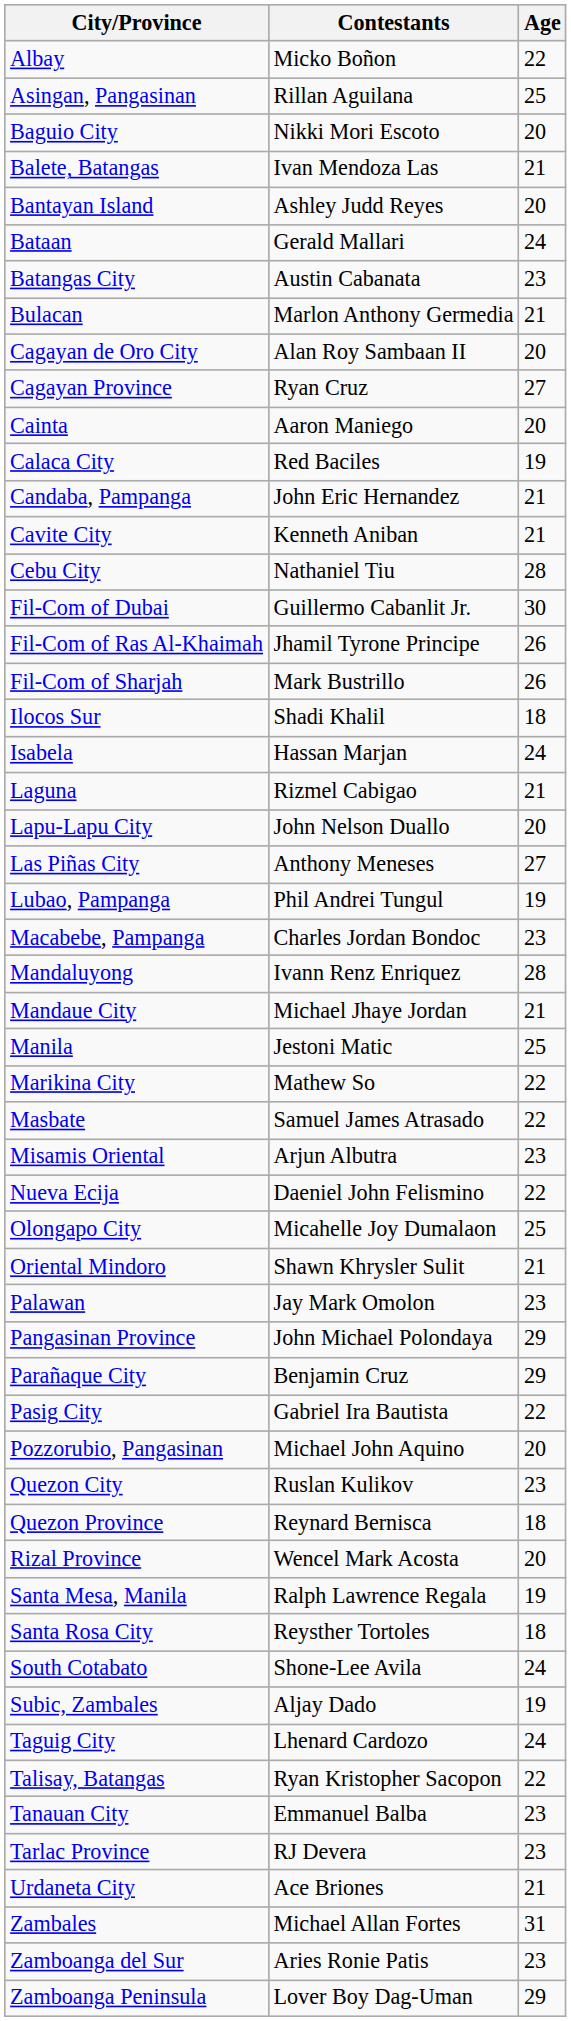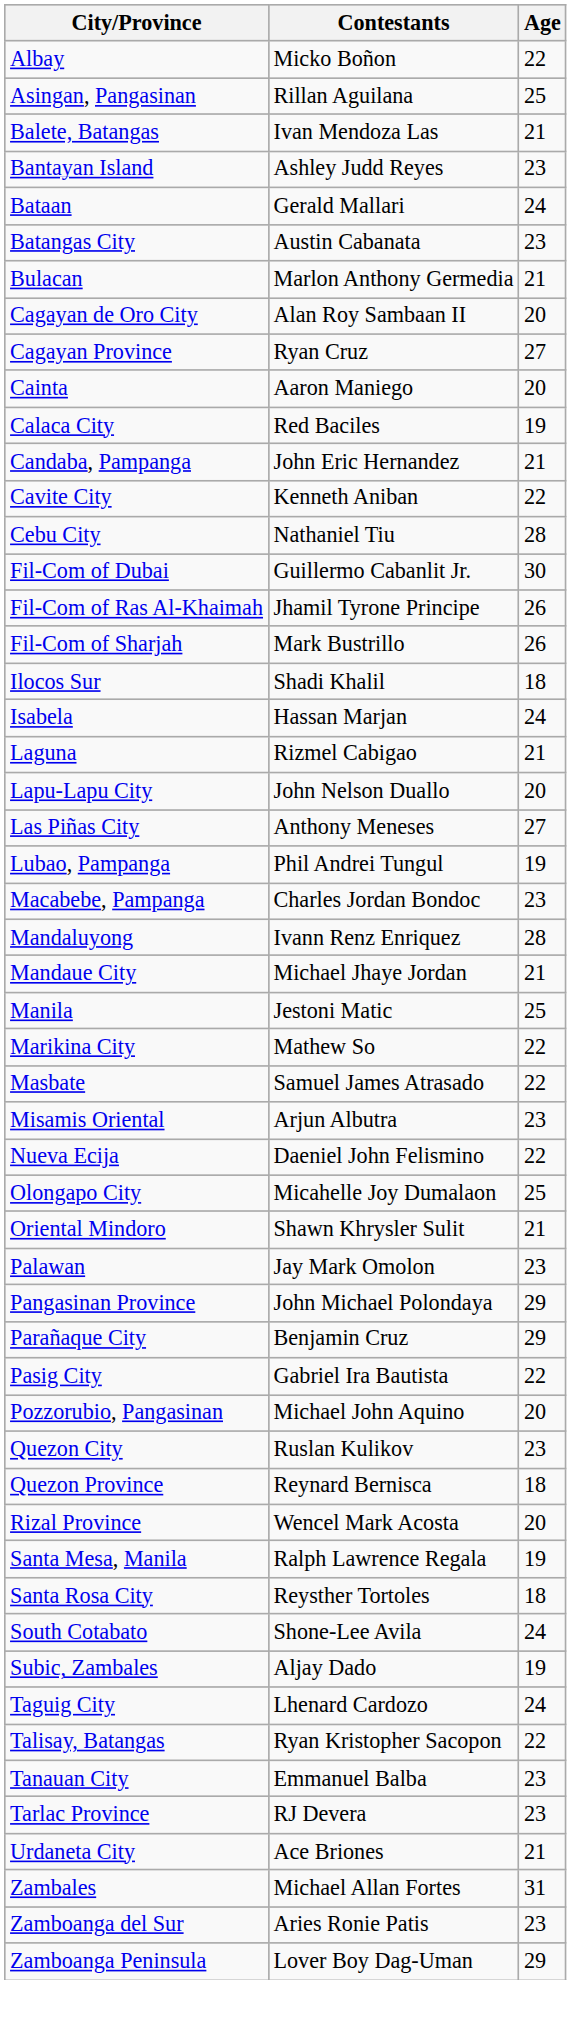- row: (64, 132)
(535, 205) 20 -> (535, 168) 23
(535, 534) 21 -> (535, 497) 22
